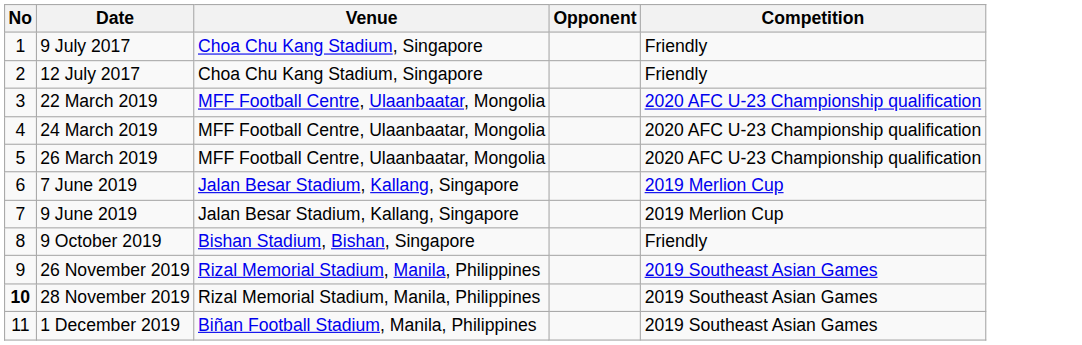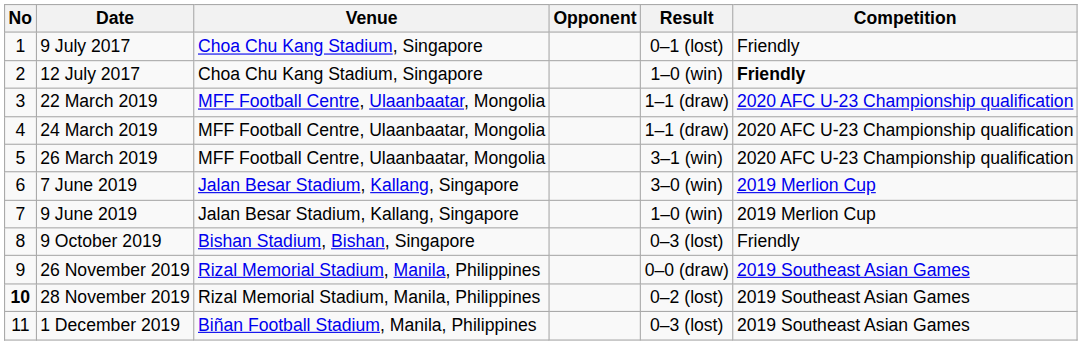+ column: (687, 18)
(676, 74) normal -> (771, 74) bold
